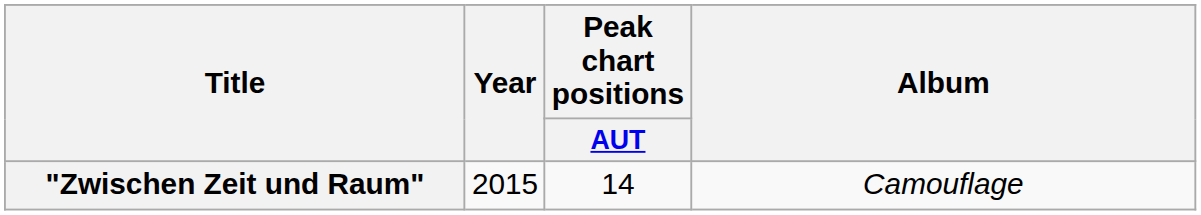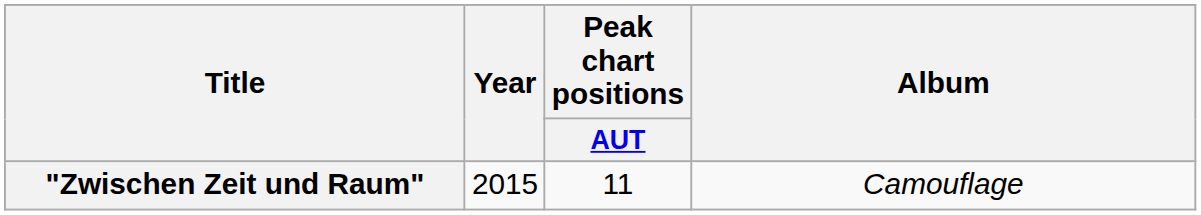(618, 184) 14 -> (618, 184) 11
